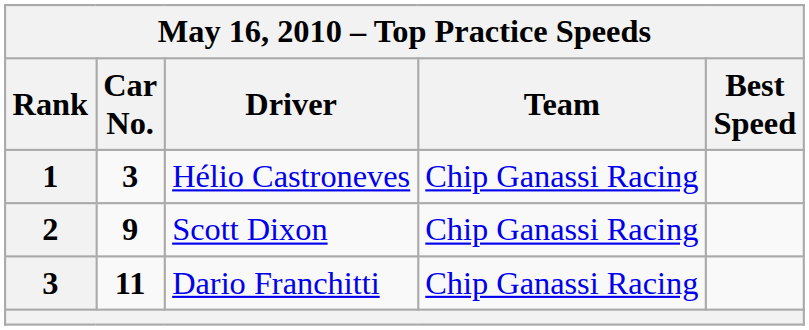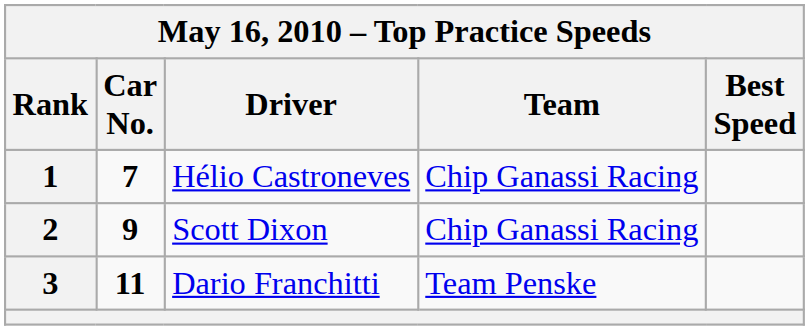(130, 176) 3 -> (130, 176) 7
(562, 283) Chip Ganassi Racing -> (511, 283) Team Penske
